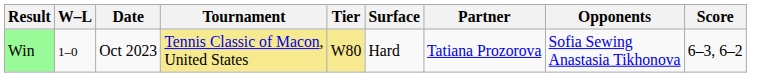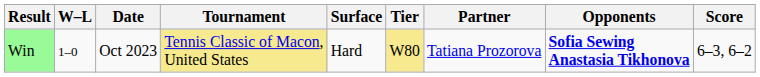columns swapped: (346, 16) <-> (394, 16)
(615, 50) normal -> (619, 50) bold
